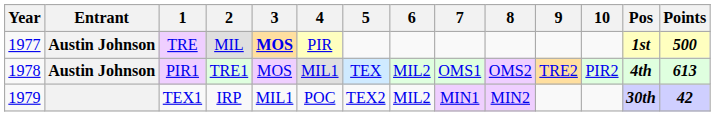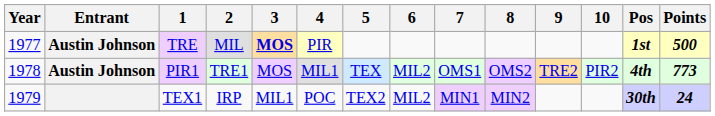(685, 71) 613 -> (685, 71) 773
(685, 97) 42 -> (685, 97) 24
